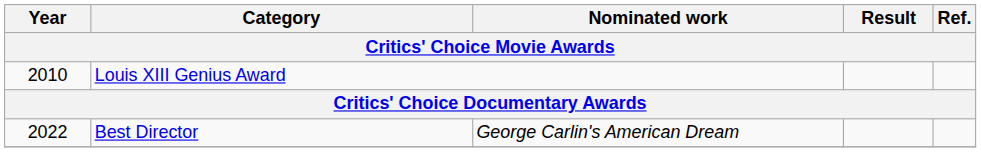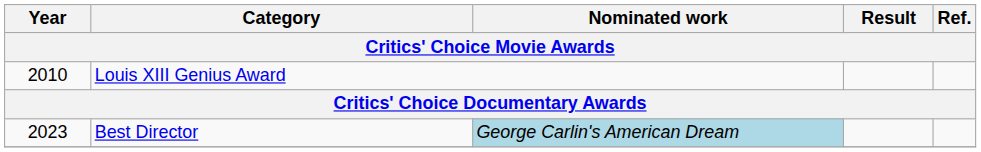(48, 132) 2022 -> (48, 132) 2023
(608, 132) no background -> (608, 132) lightblue background
